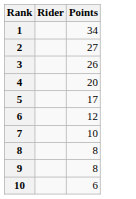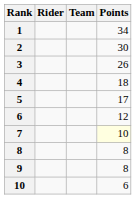+ column: (82, 13)
(92, 47) 27 -> (123, 47) 30
(92, 82) 20 -> (123, 82) 18
(92, 133) no background -> (123, 133) lightyellow background
